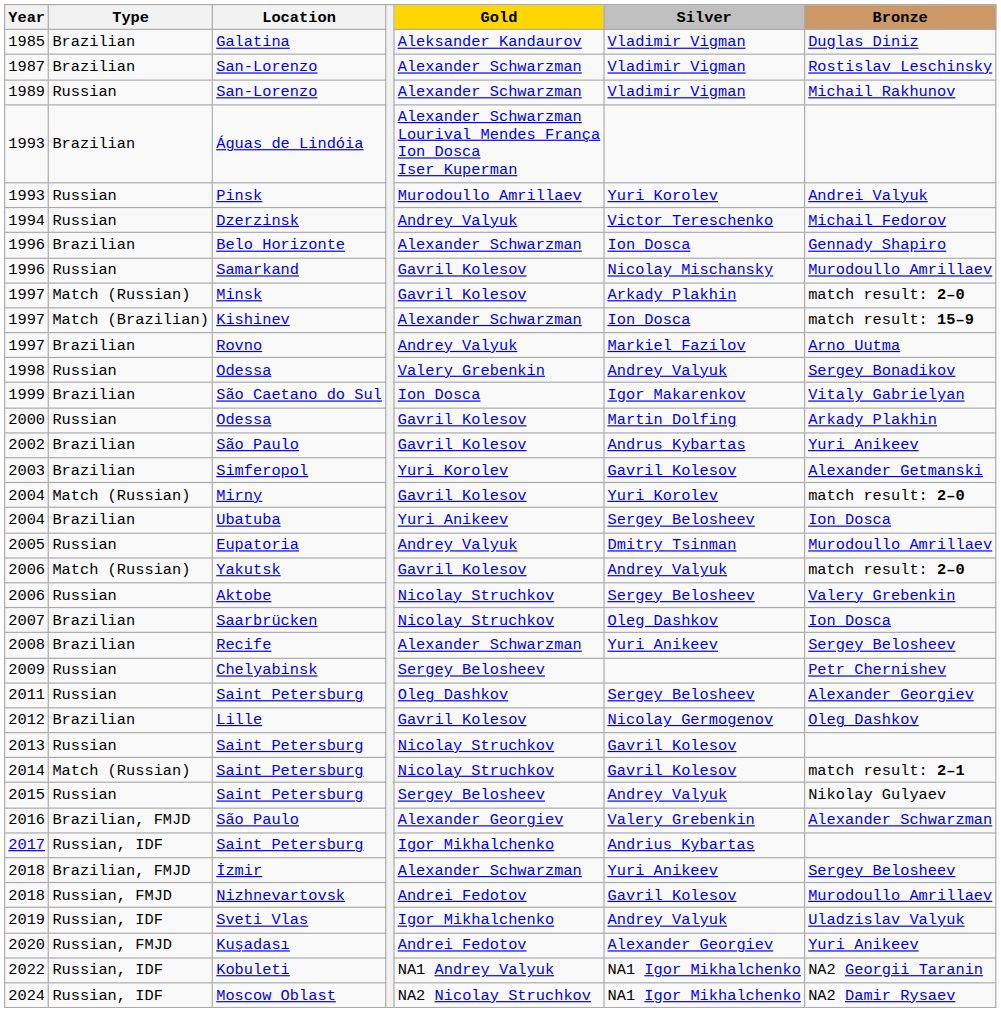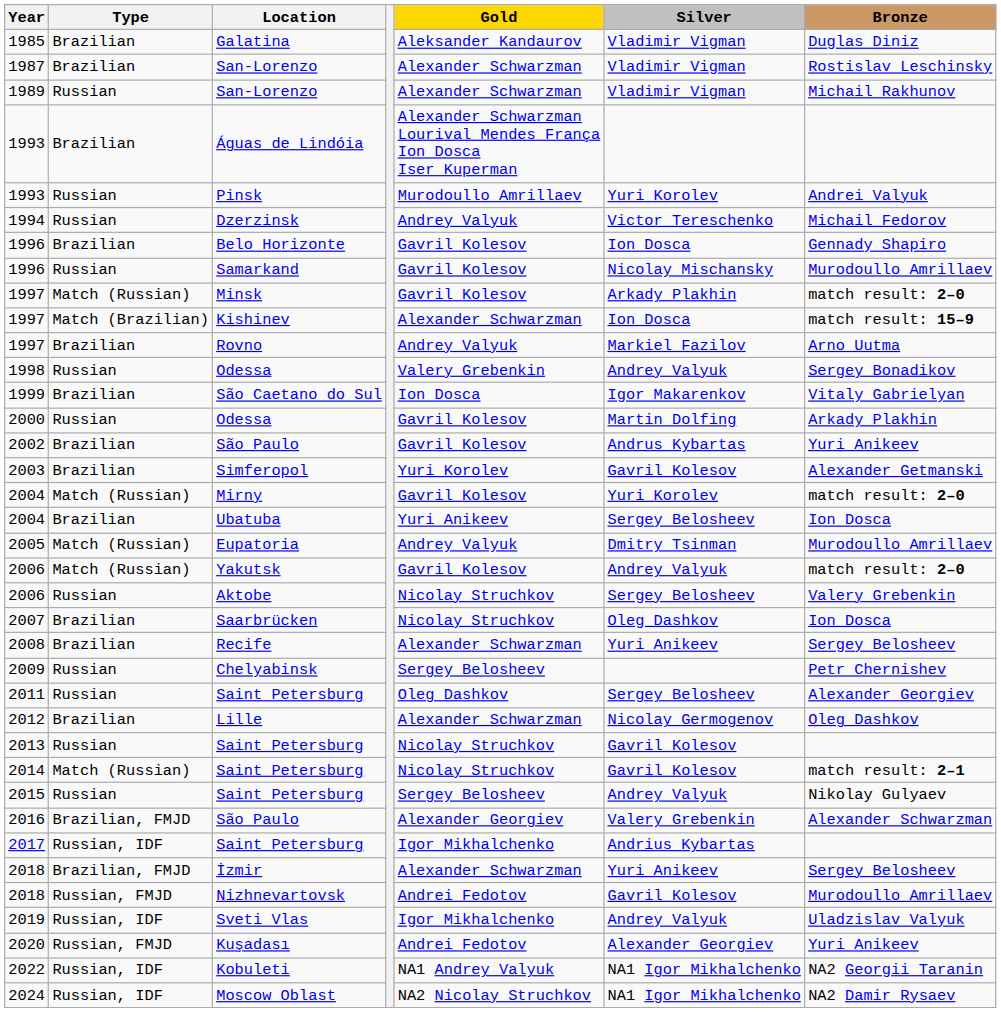(490, 245) Alexander Schwarzman -> (462, 245) Gavril Kolesov
(85, 545) Russian -> (121, 545) Match (Russian)
(462, 720) Gavril Kolesov -> (490, 720) Alexander Schwarzman
